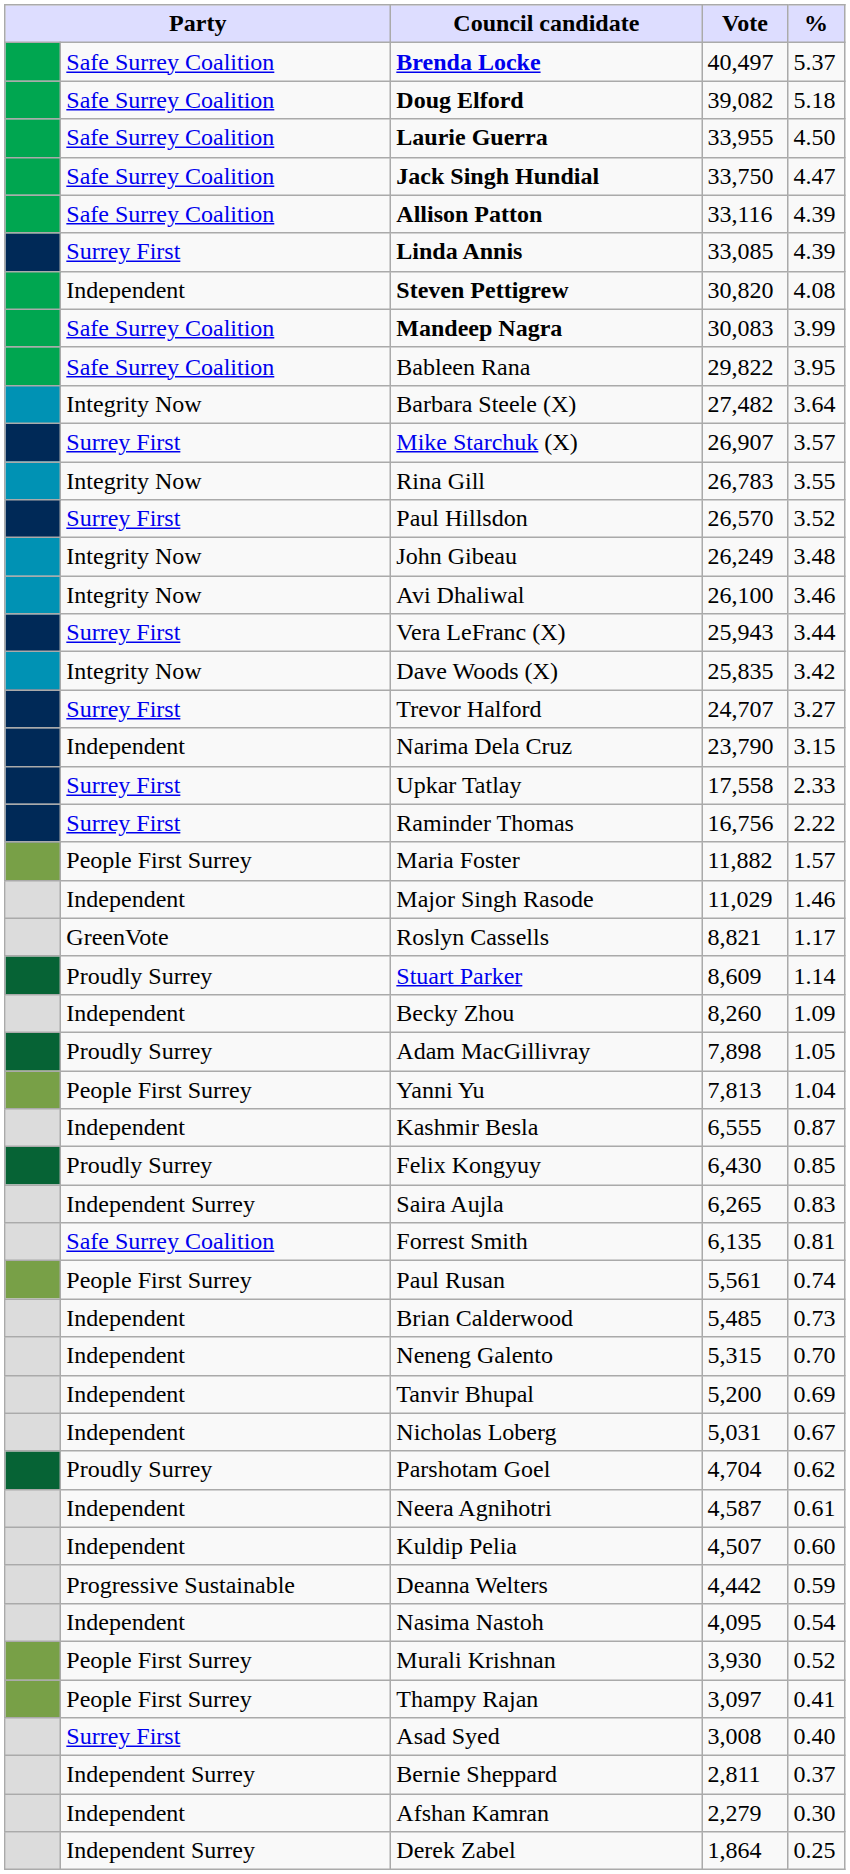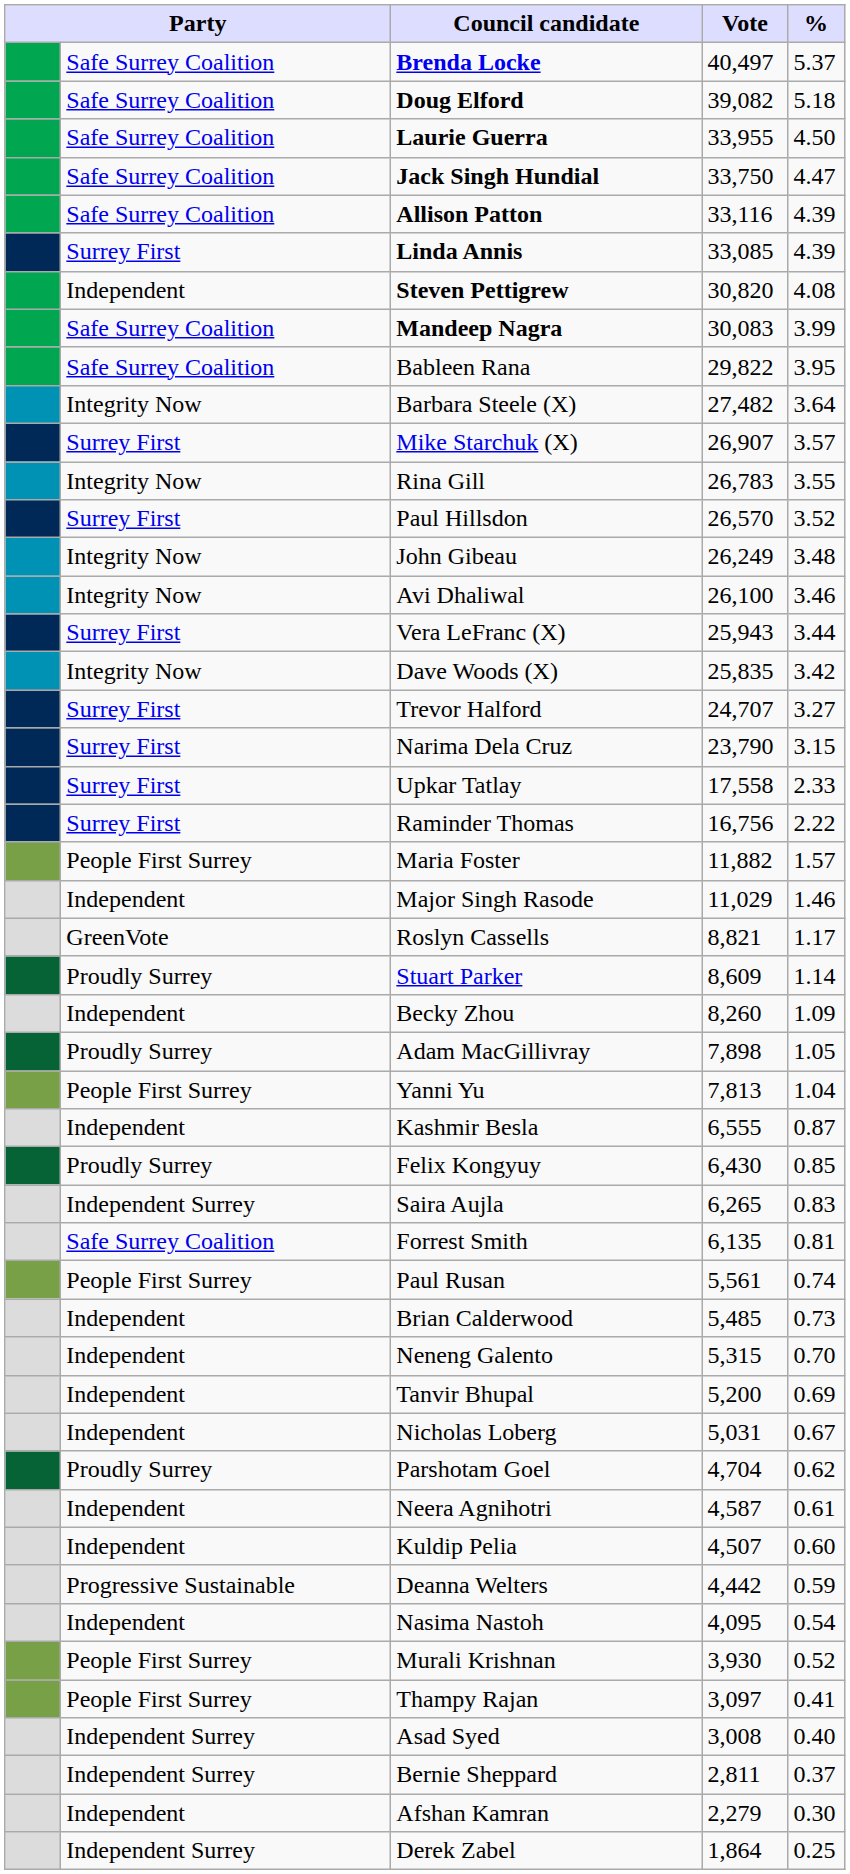(126, 746) Independent -> (123, 746) Surrey First
(123, 1736) Surrey First -> (161, 1736) Independent Surrey
